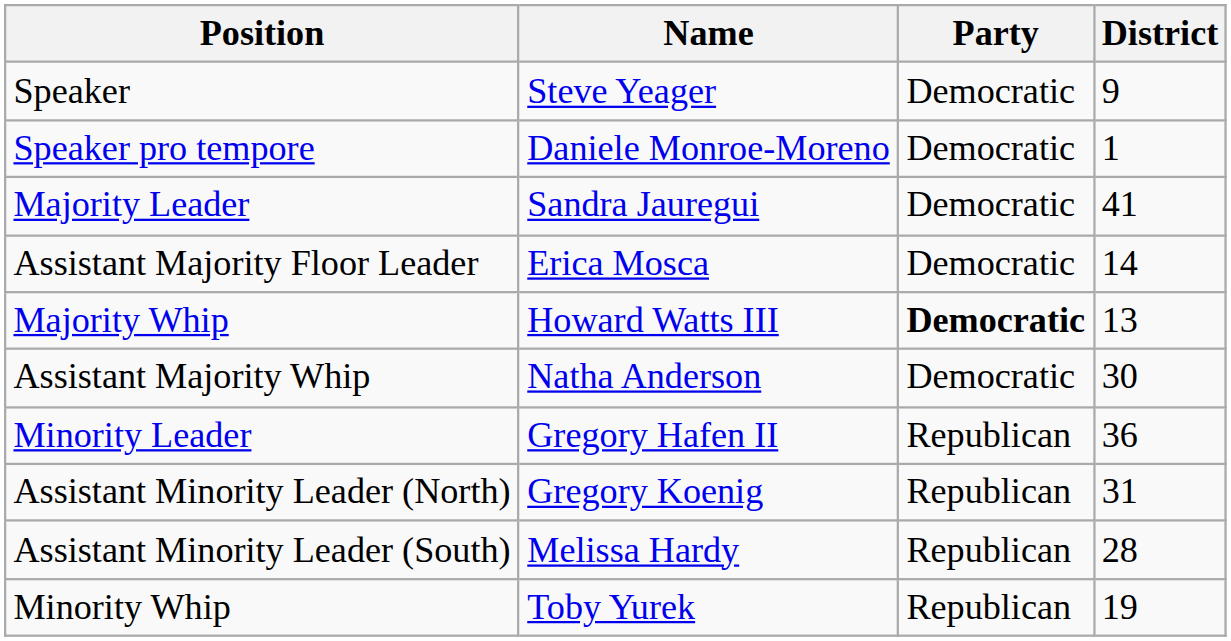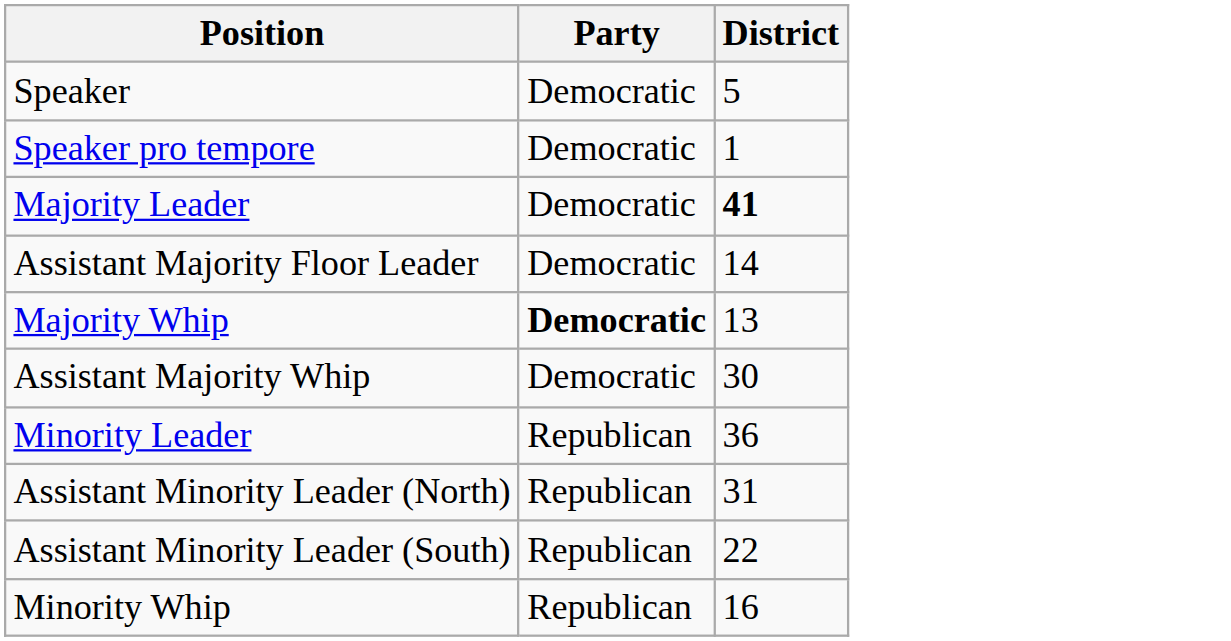- column: (709, 33)
(1111, 90) 9 -> (732, 90) 5
(1120, 205) normal -> (741, 205) bold
(1120, 549) 28 -> (741, 549) 22
(1120, 606) 19 -> (741, 606) 16
